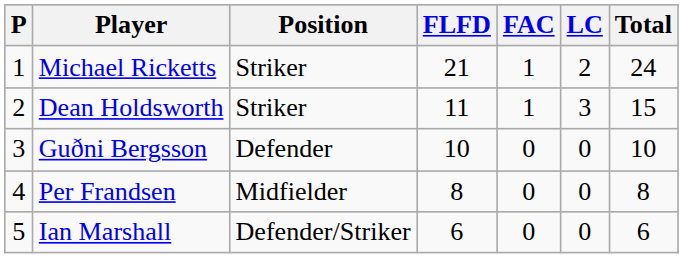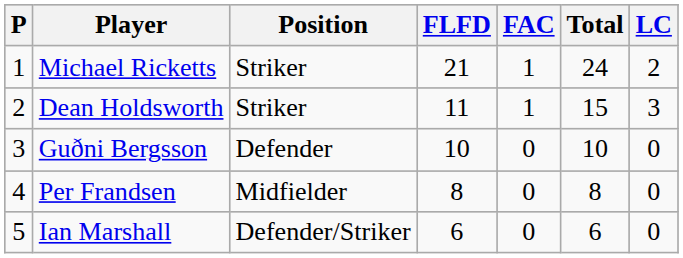columns swapped: (585, 25) <-> (643, 25)
